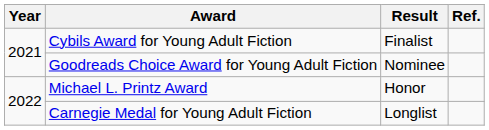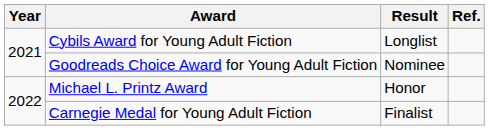(408, 40) Finalist -> (410, 40) Longlist
(410, 112) Longlist -> (408, 112) Finalist
